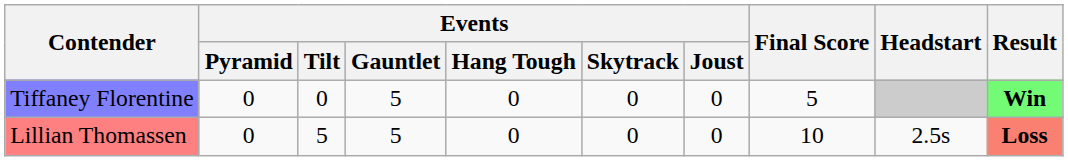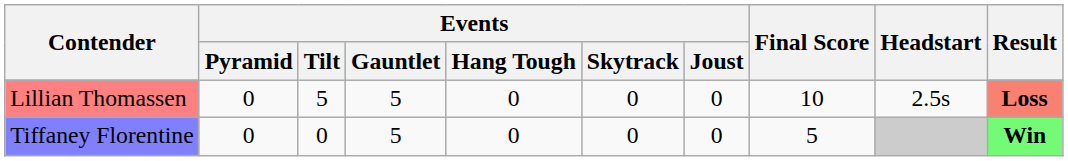rows swapped: (98, 135) <-> (102, 98)
